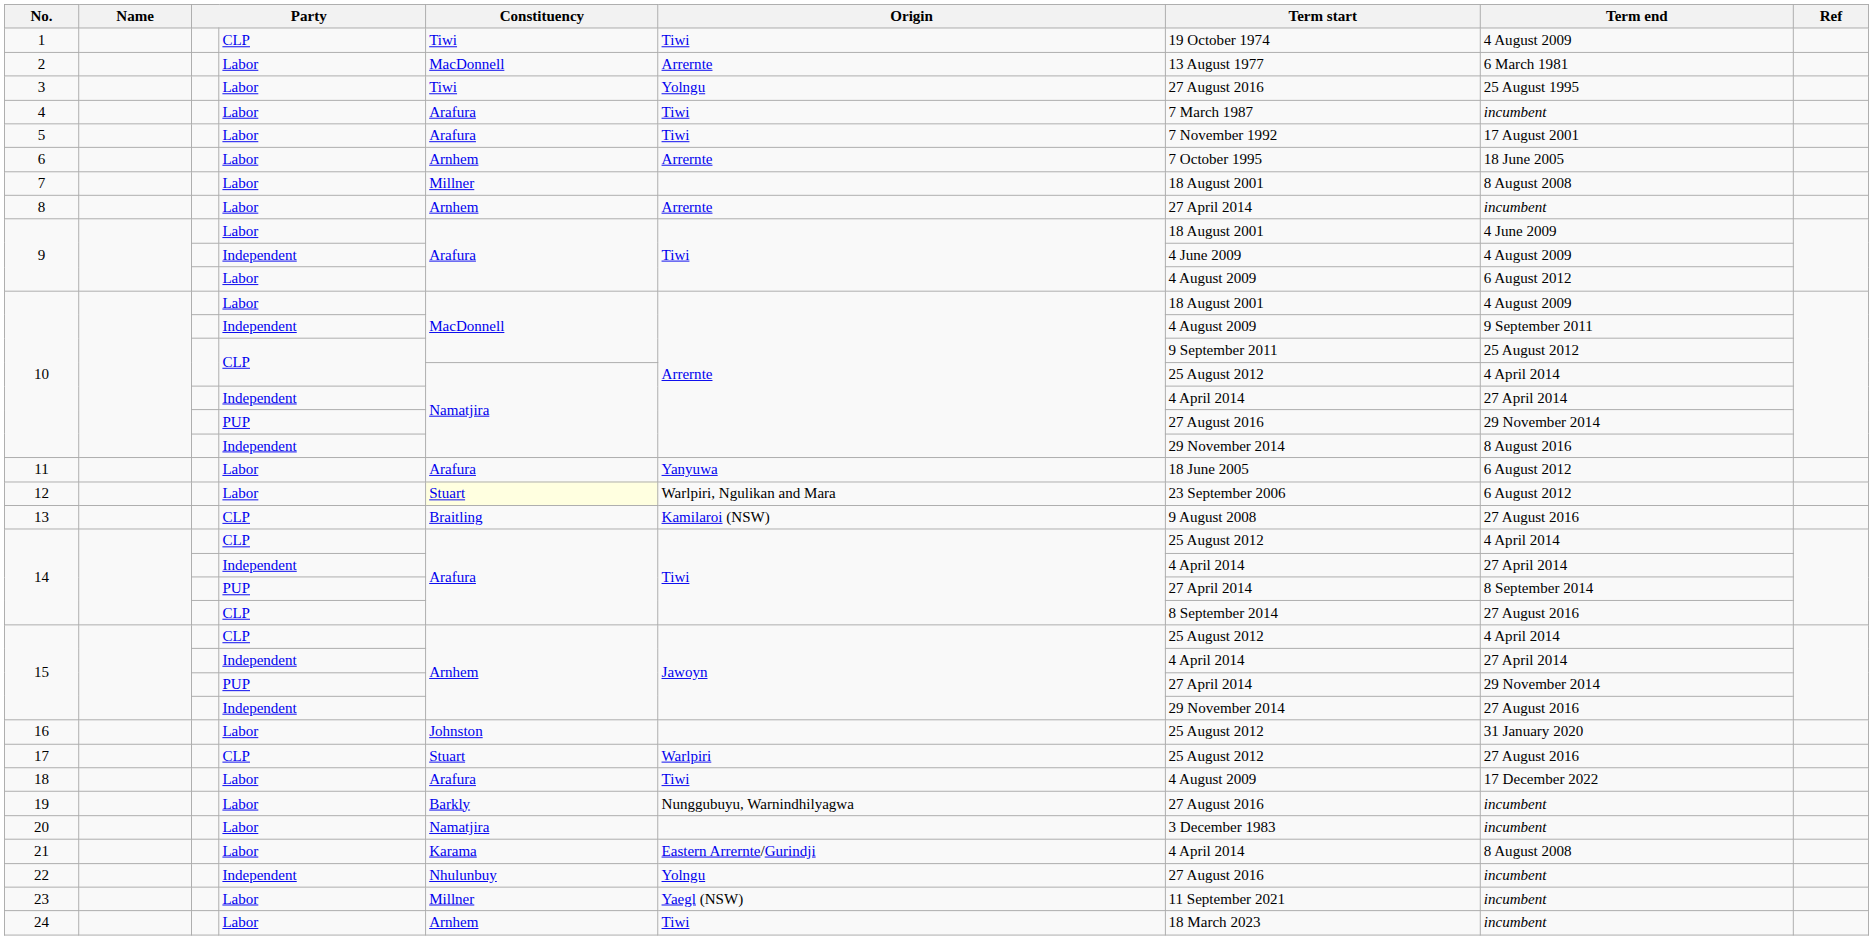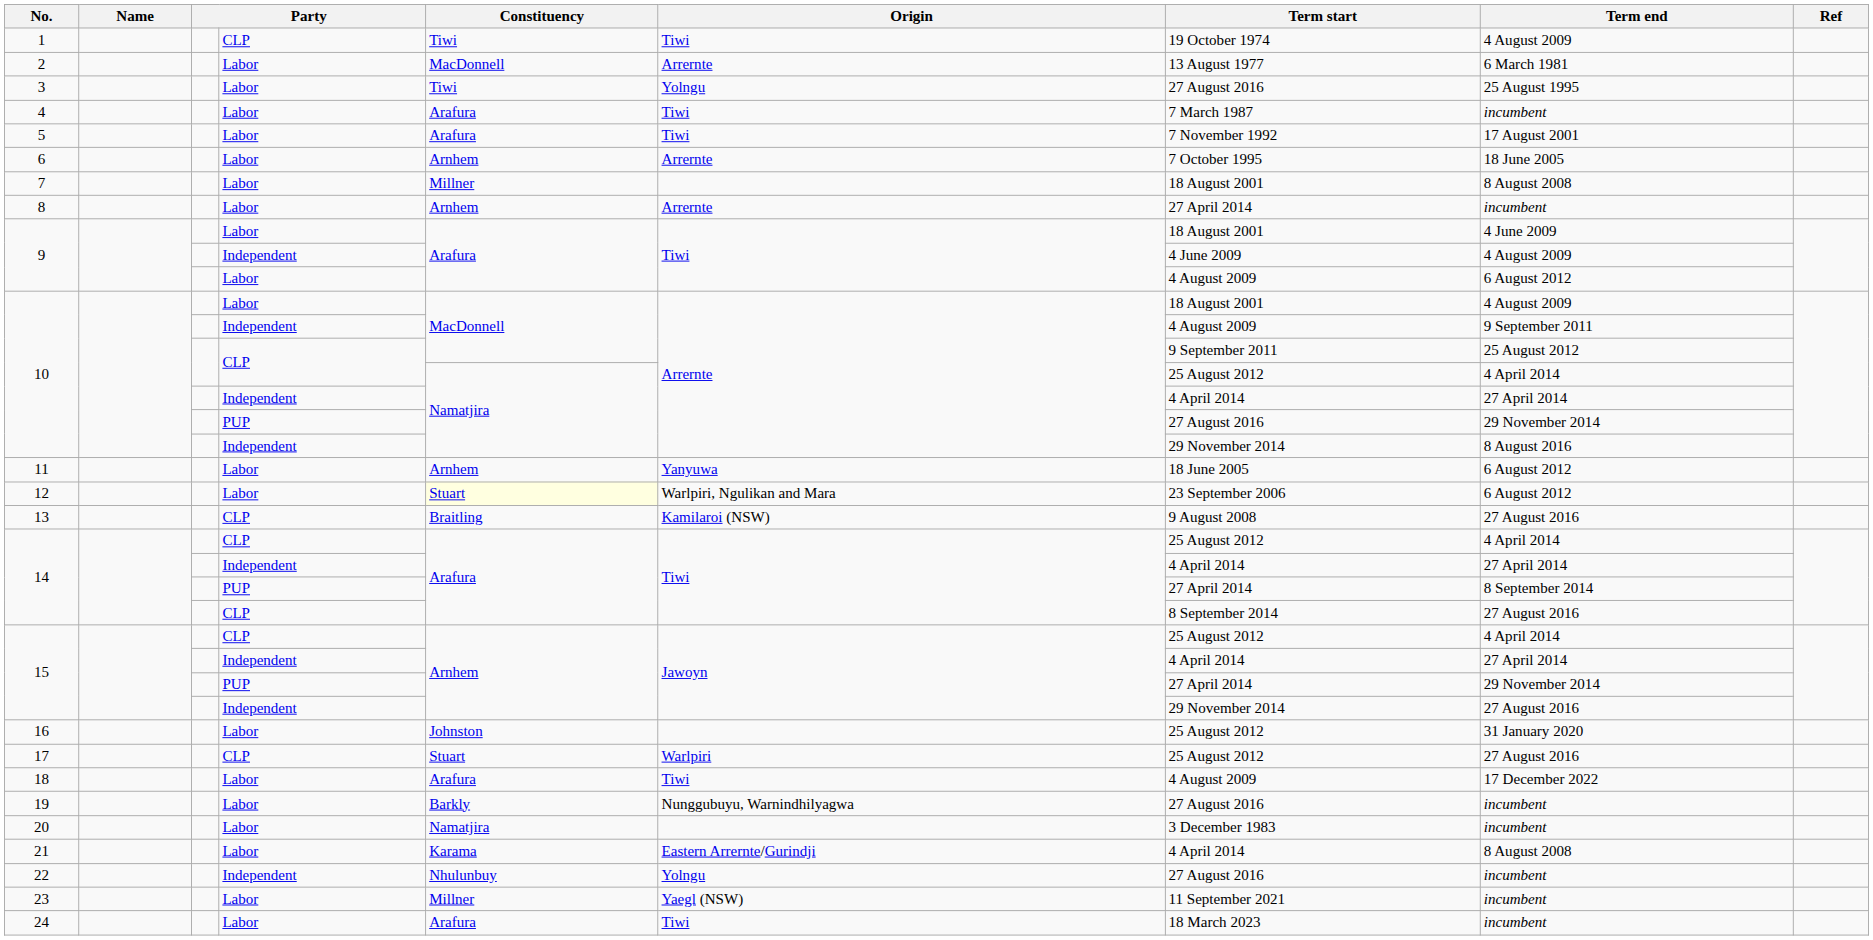(453, 469) Arafura -> (454, 469) Arnhem
(454, 922) Arnhem -> (453, 922) Arafura
